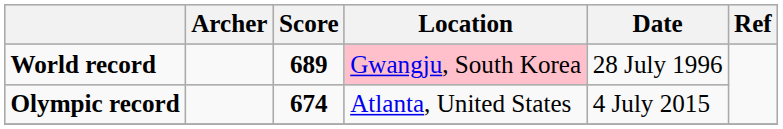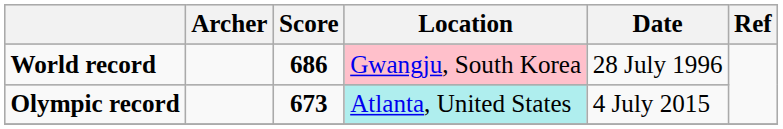(309, 64) 689 -> (309, 64) 686
(309, 104) 674 -> (309, 104) 673
(461, 104) no background -> (461, 104) paleturquoise background
